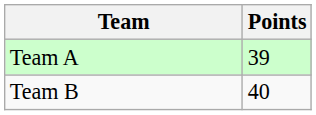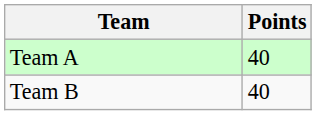(259, 57) 39 -> (259, 57) 40
